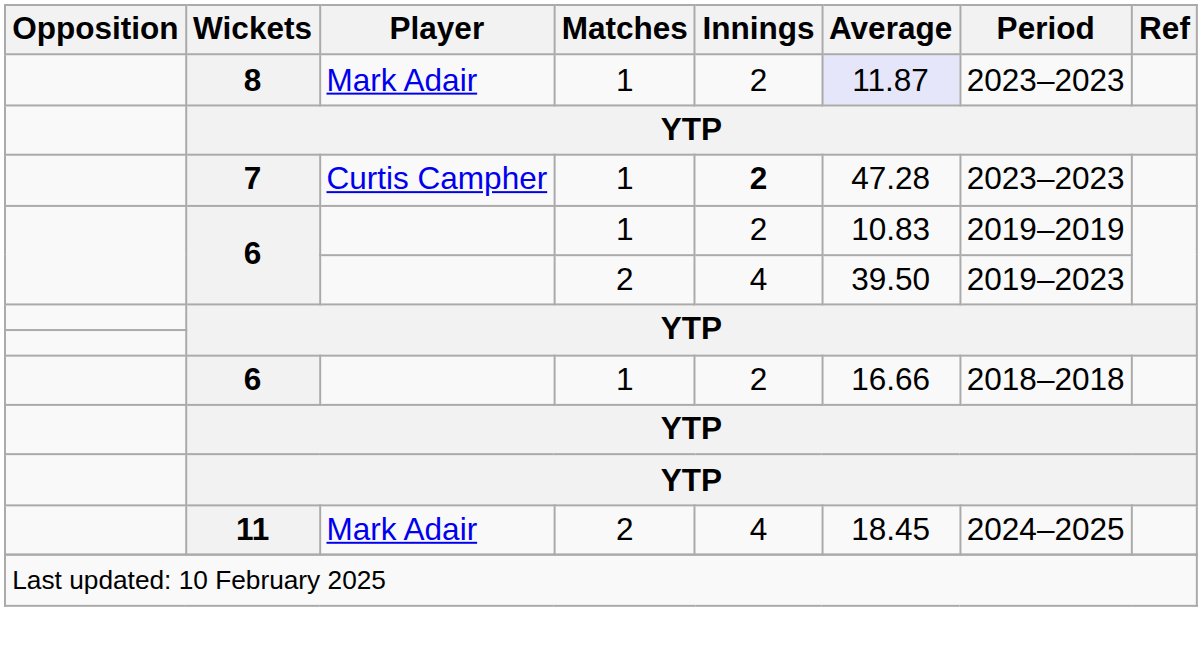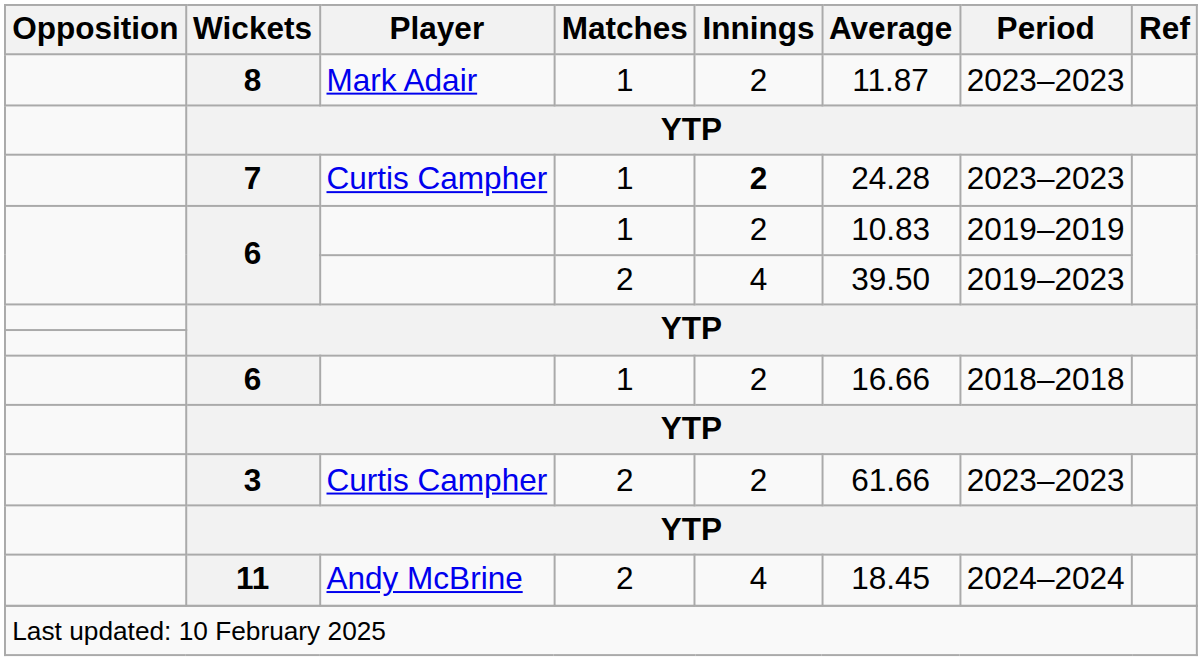(891, 79) lavender background -> (891, 79) no background
(891, 179) 47.28 -> (891, 179) 24.28
+ row: (253, 479)
(402, 529) Mark Adair -> (425, 579) Andy McBrine
(1046, 529) 2024–2025 -> (1046, 579) 2024–2024
